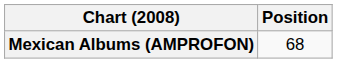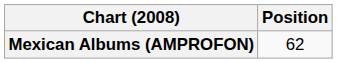(295, 44) 68 -> (295, 44) 62
